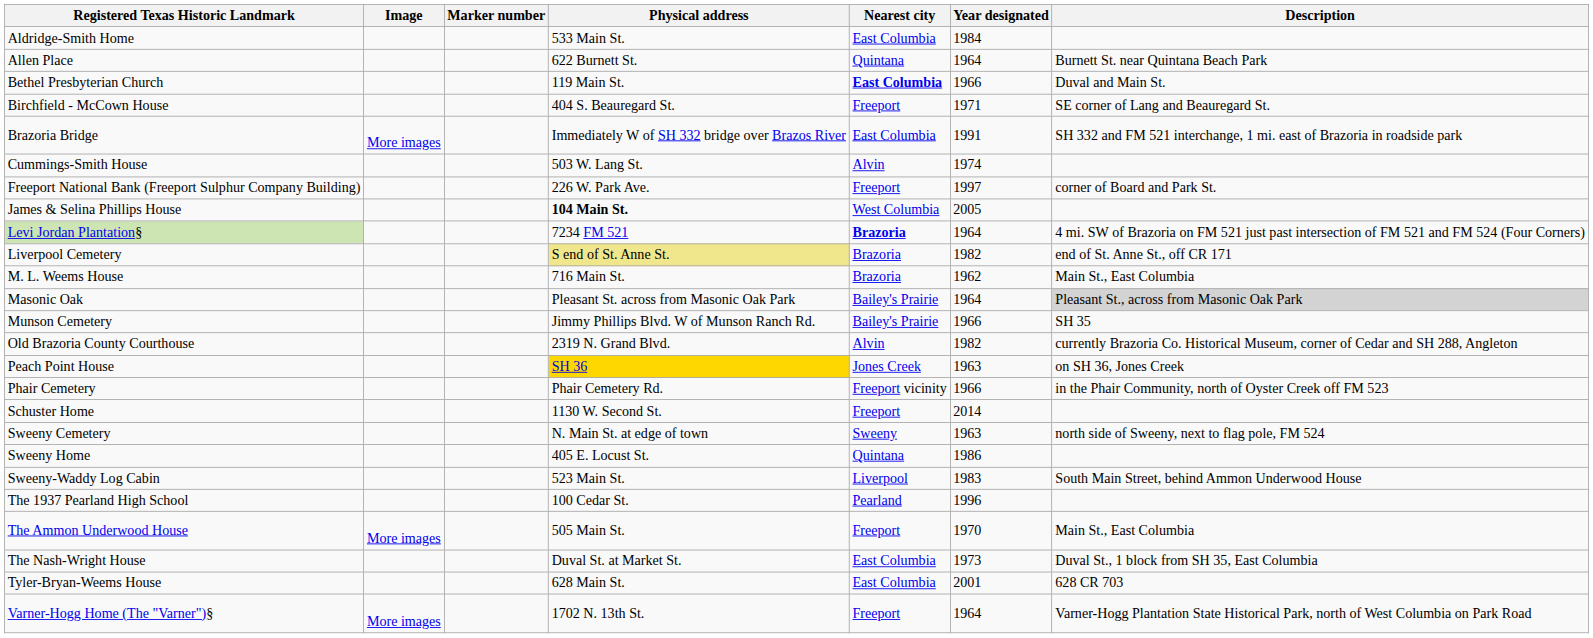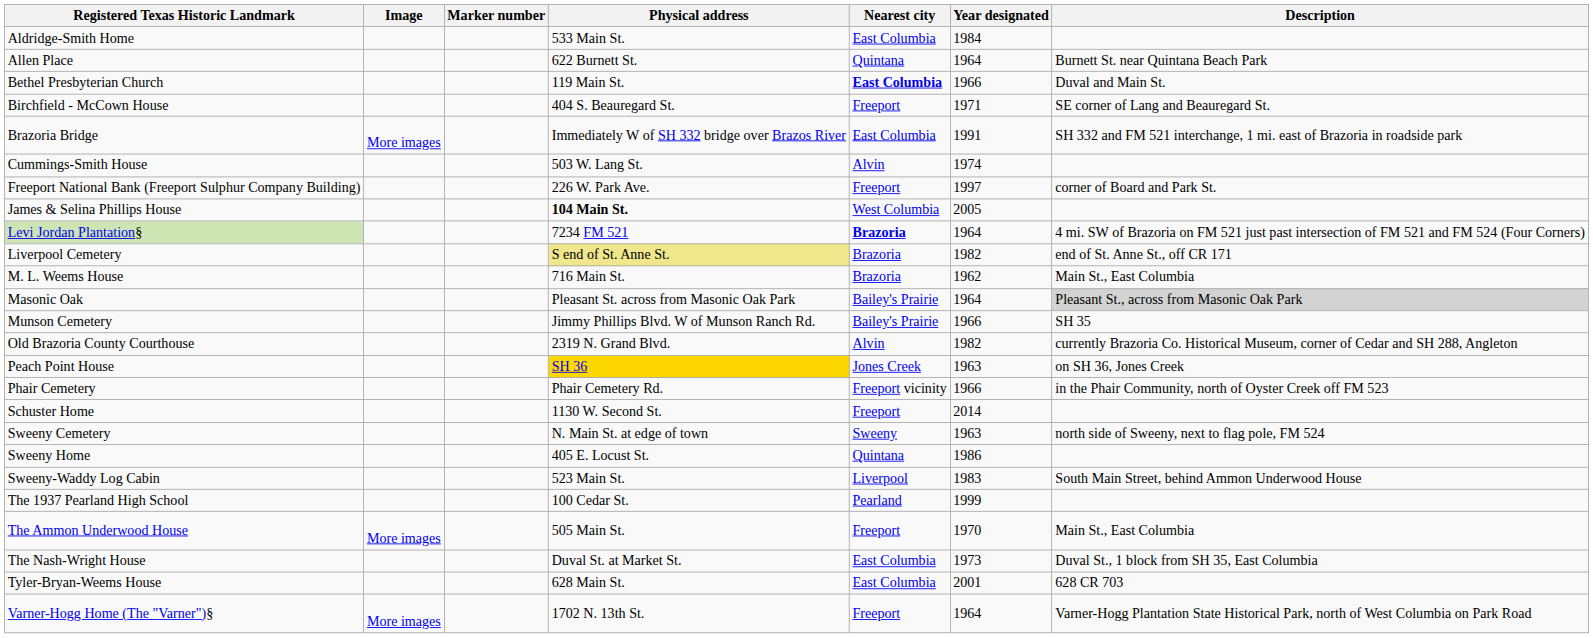(967, 500) 1996 -> (967, 500) 1999
